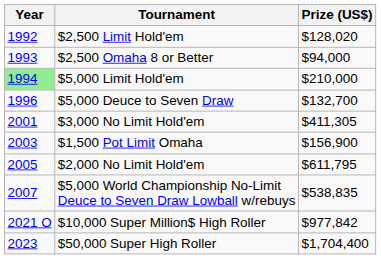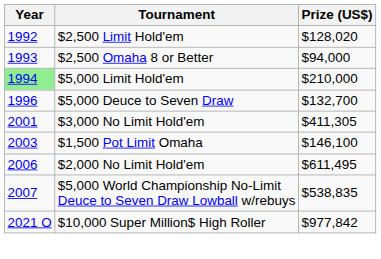(330, 143) $156,900 -> (330, 143) $146,100
(22, 164) 2005 -> (22, 164) 2006
(329, 164) $611,795 -> (329, 164) $611,495
- row: (137, 243)
